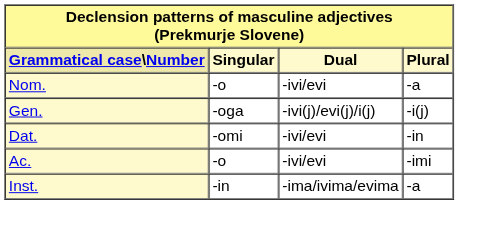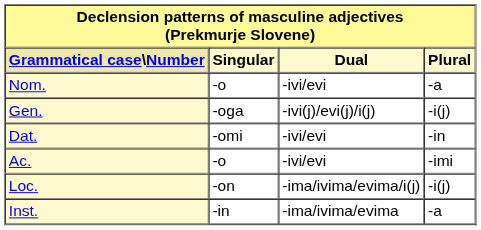+ row: (24, 186)
